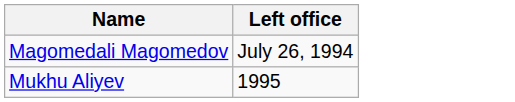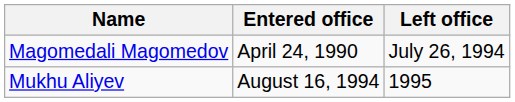+ column: (308, 19)
